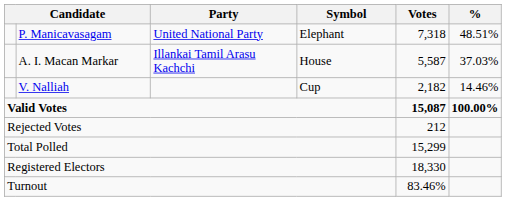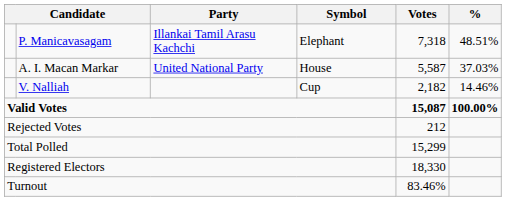(208, 34) United National Party -> (205, 41) Illankai Tamil Arasu Kachchi
(205, 61) Illankai Tamil Arasu Kachchi -> (208, 68) United National Party
